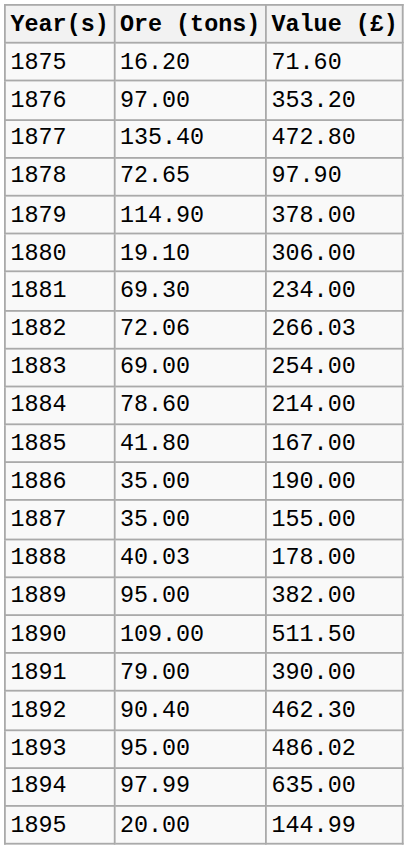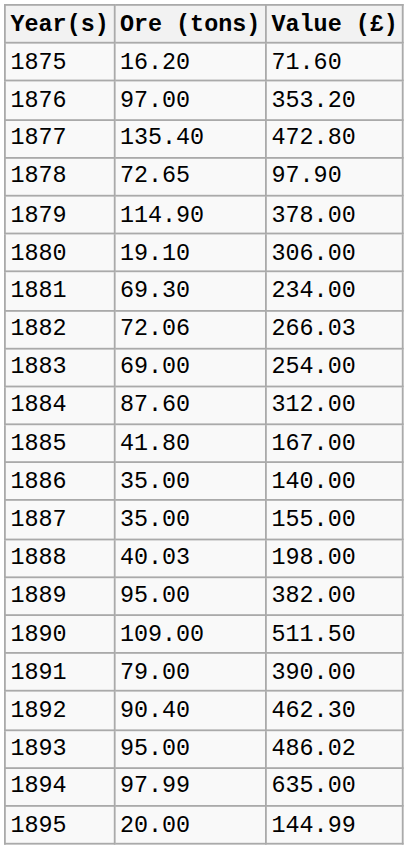(155, 405) 78.60 -> (155, 405) 87.60
(314, 405) 214.00 -> (314, 405) 312.00
(314, 482) 190.00 -> (314, 482) 140.00
(314, 558) 178.00 -> (314, 558) 198.00
